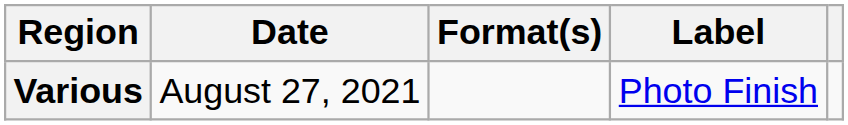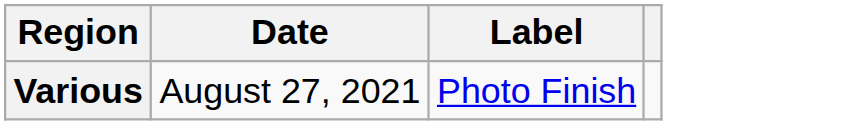- column: (520, 32)
